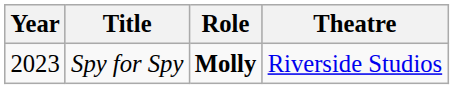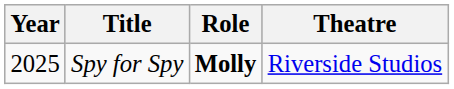(35, 63) 2023 -> (35, 63) 2025
